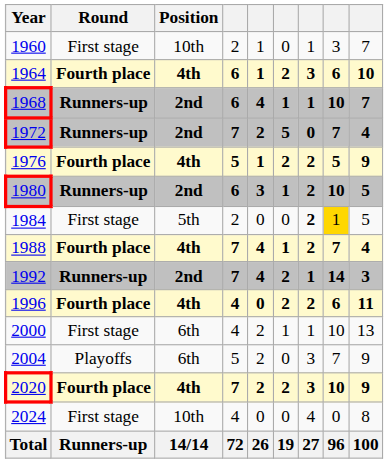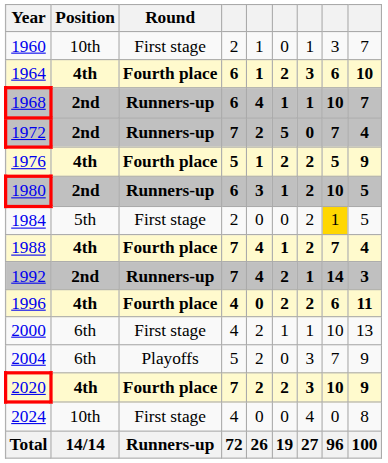columns swapped: (103, 18) <-> (189, 18)
(311, 220) bold -> (310, 220) normal
